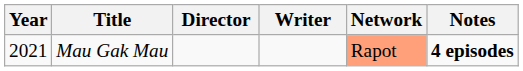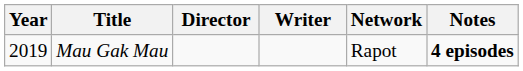(28, 50) 2021 -> (28, 50) 2019
(374, 50) lightsalmon background -> (374, 50) no background
